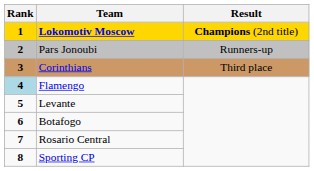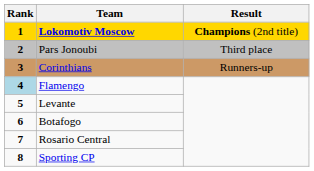(246, 49) Runners-up -> (246, 49) Third place
(246, 67) Third place -> (246, 67) Runners-up
